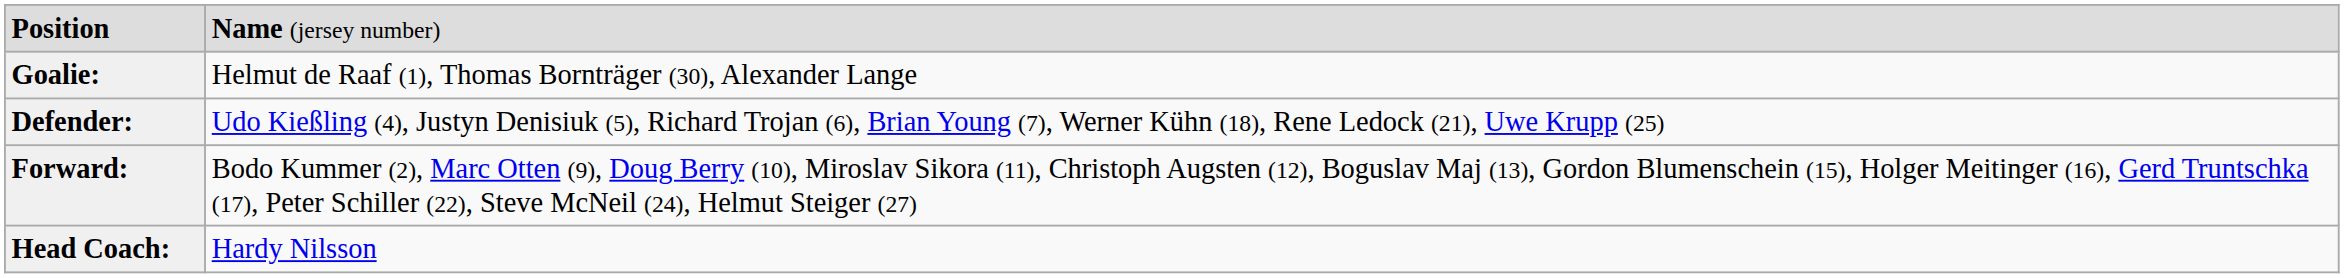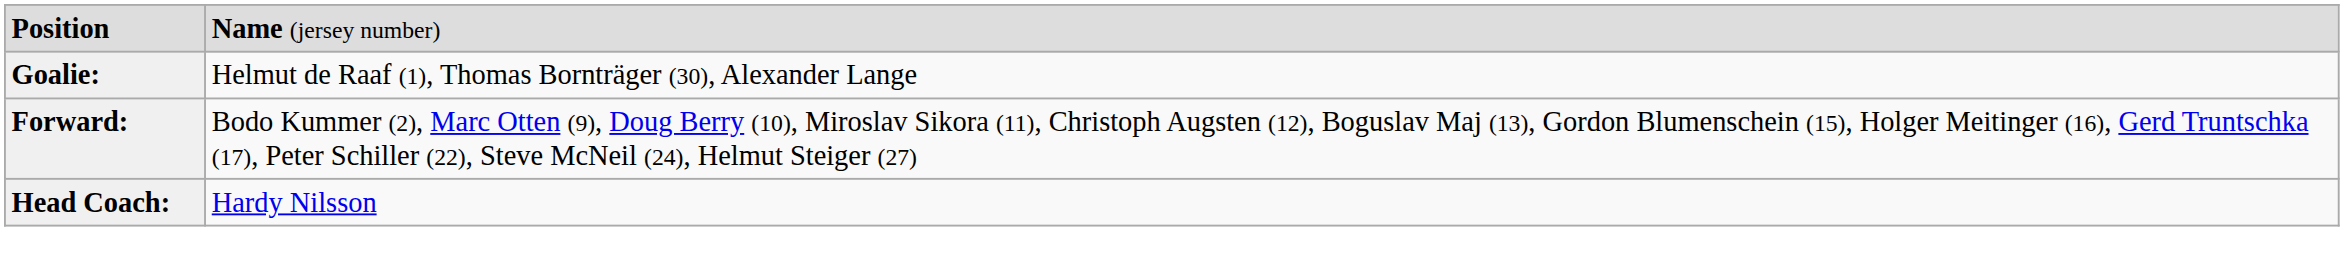- row: (72, 121)
